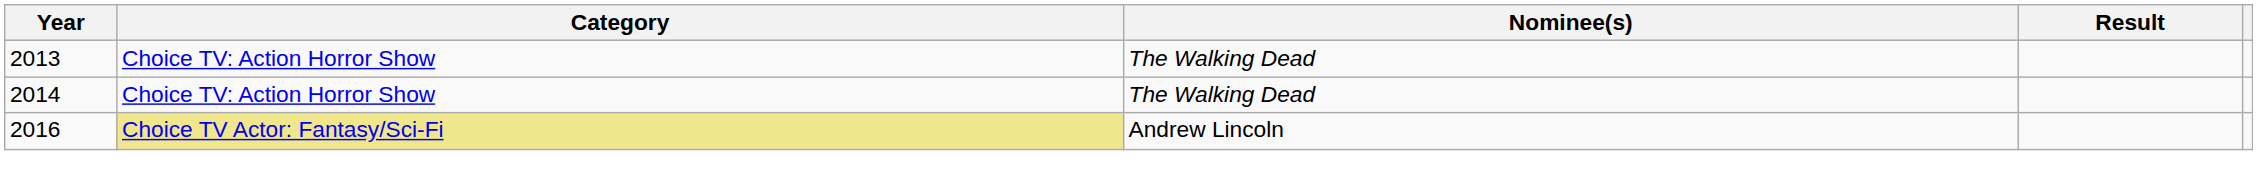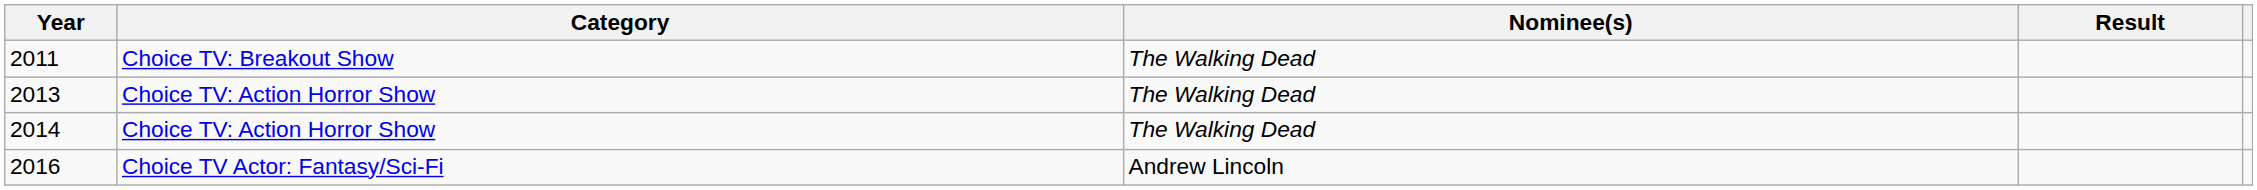+ row: (34, 58)
(283, 130) khaki background -> (283, 166) no background
